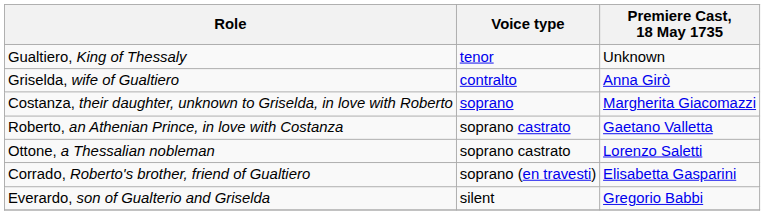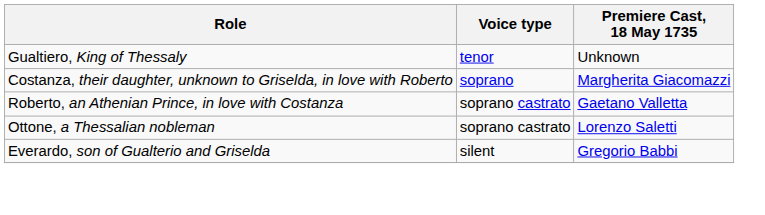- row: (93, 80)
- row: (159, 174)
